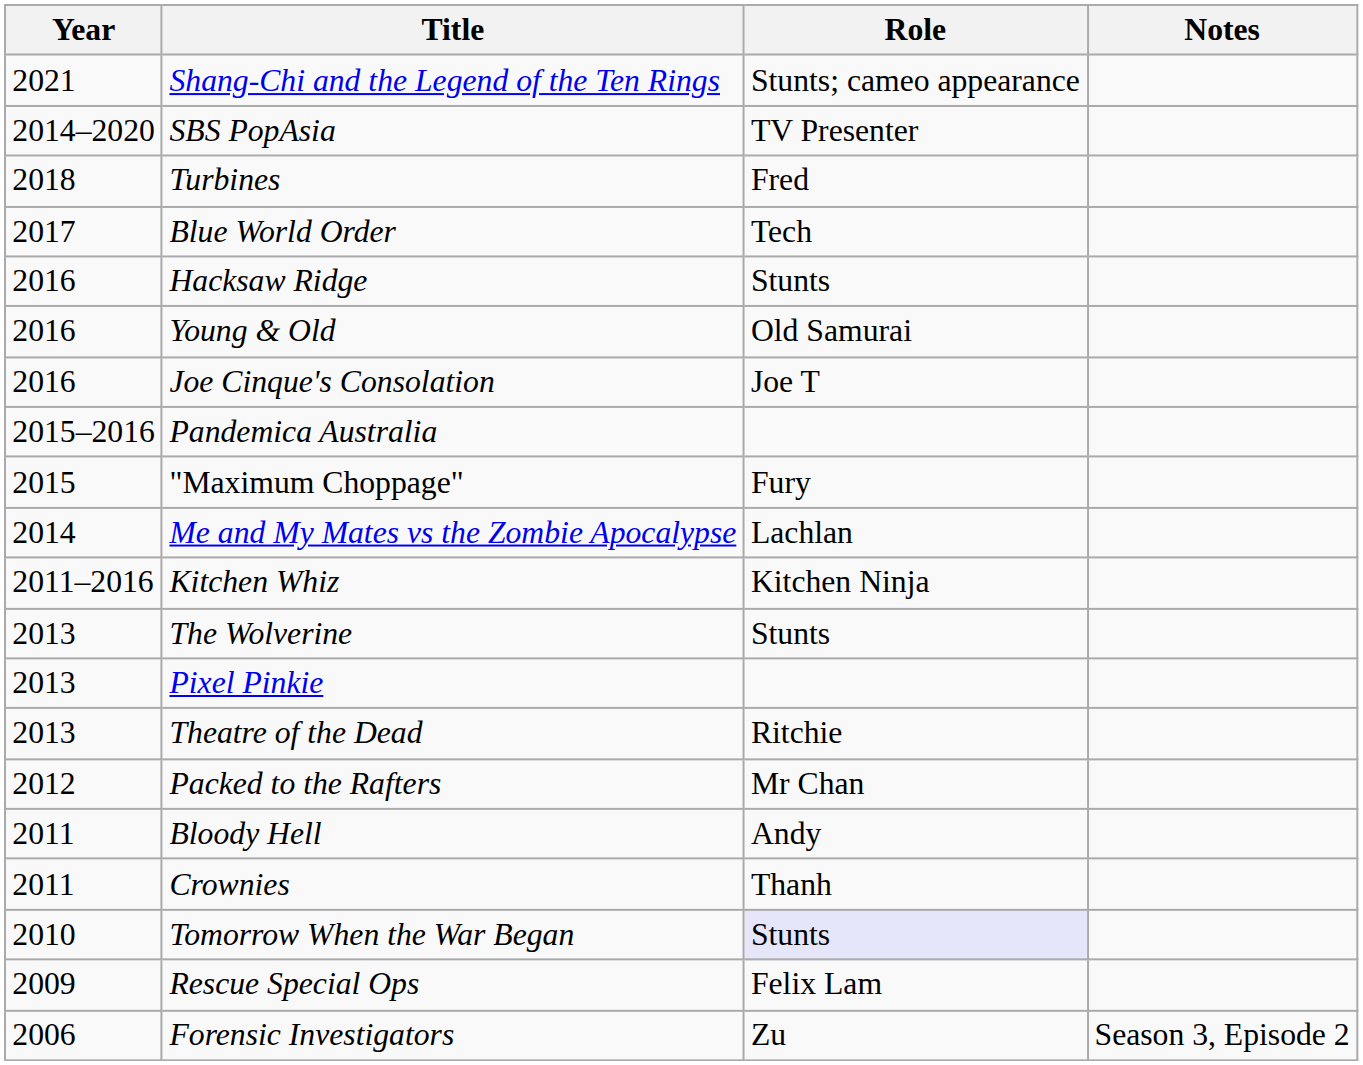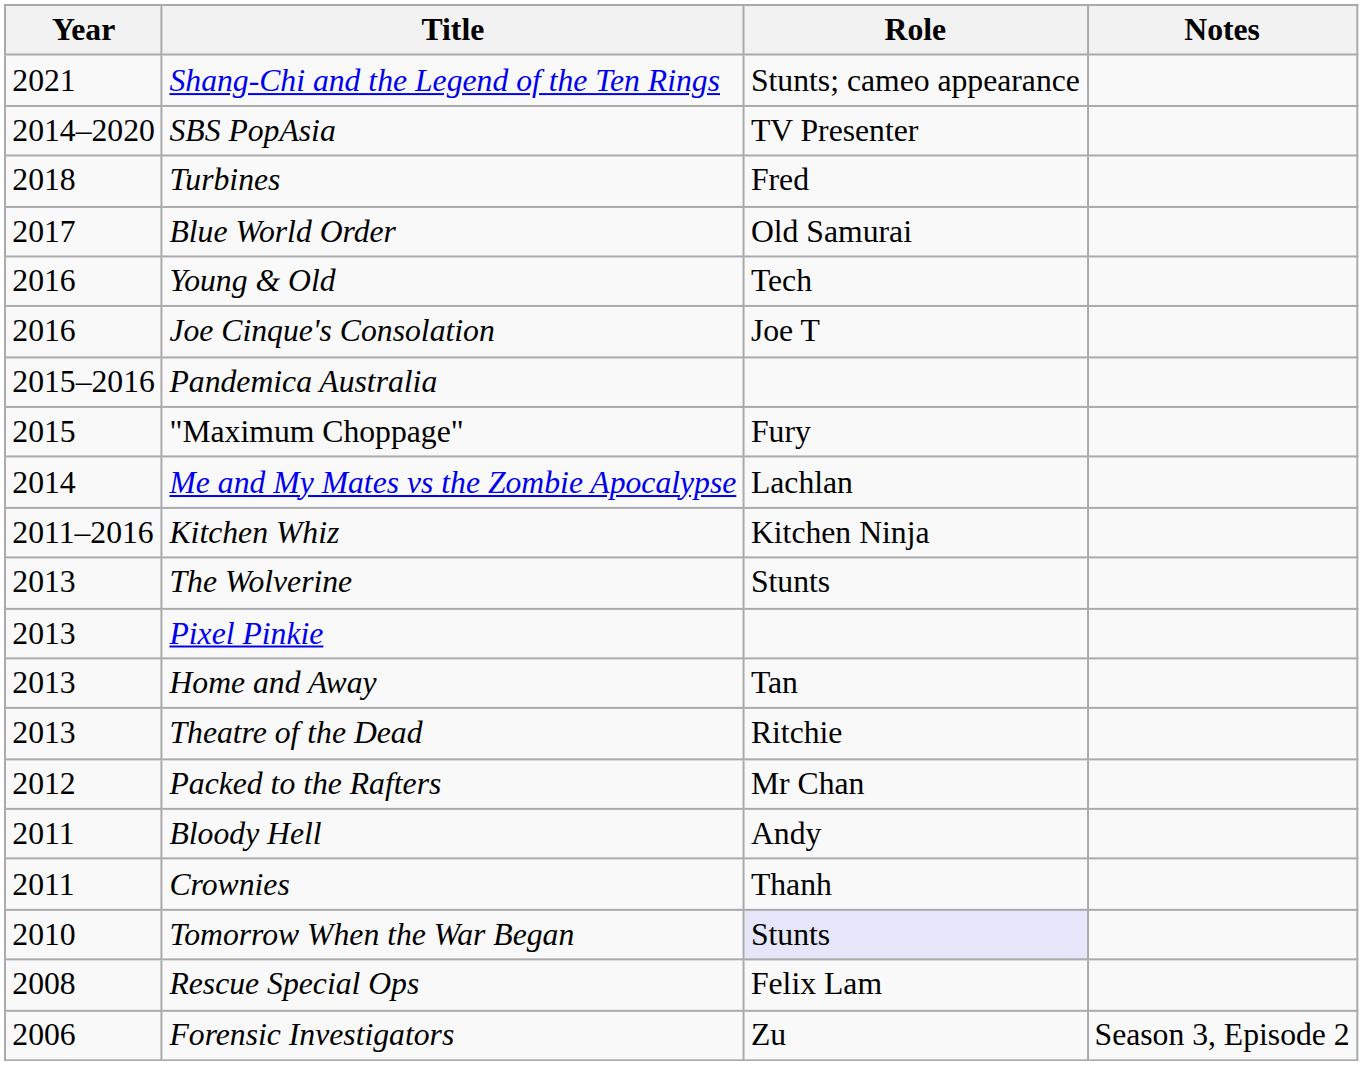(781, 230) Tech -> (831, 230) Old Samurai
- row: (268, 280)
(831, 331) Old Samurai -> (781, 280) Tech
+ row: (273, 682)
(44, 984) 2009 -> (44, 984) 2008
